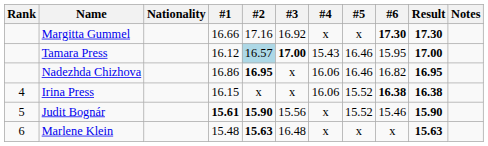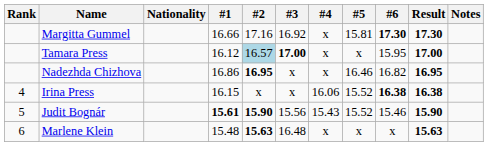(359, 33) x -> (359, 33) 15.81
(325, 53) 15.43 -> (325, 53) x
(359, 53) 16.46 -> (359, 53) x
(325, 72) 16.06 -> (325, 72) x
(325, 111) x -> (325, 111) 15.43
